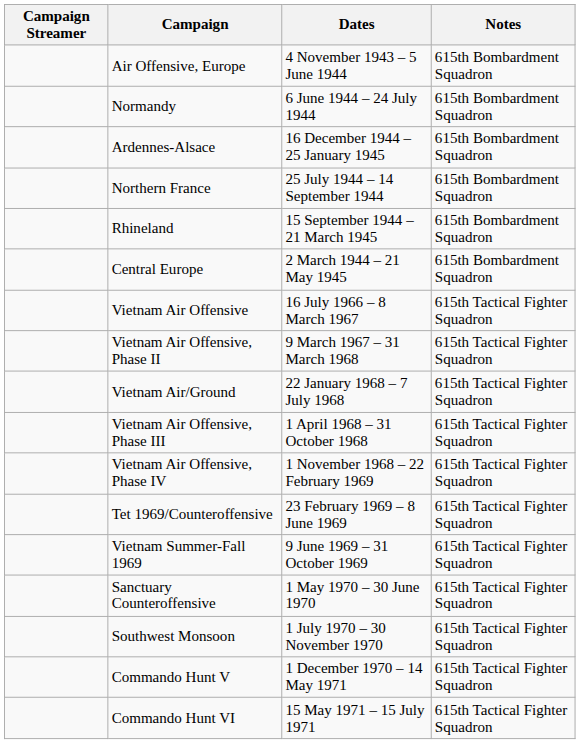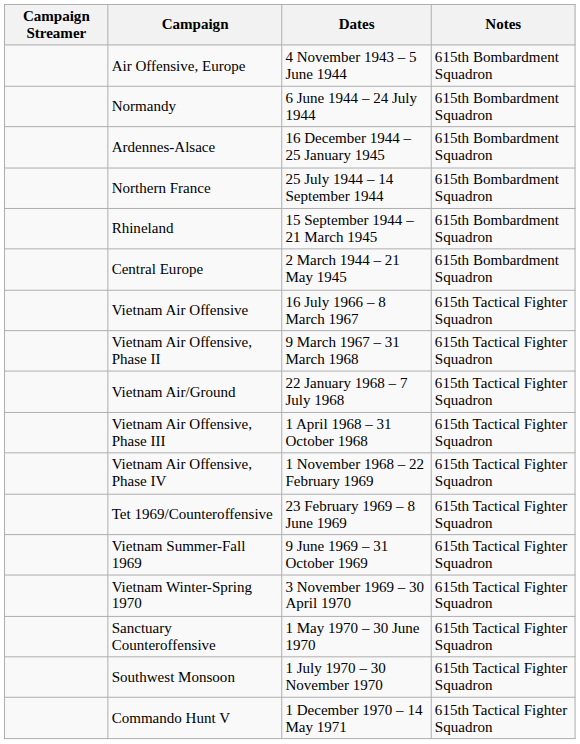+ row: (182, 595)
- row: (173, 718)
